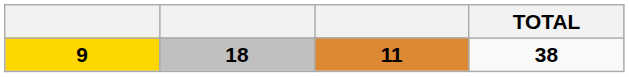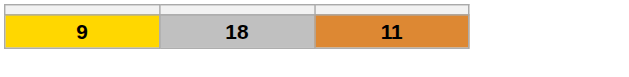- column: (546, 22)
